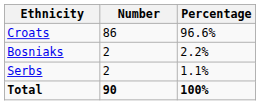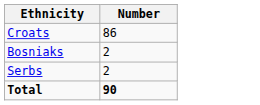- column: (216, 14)
